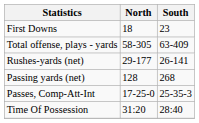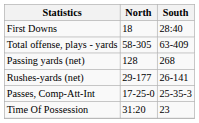(165, 28) 23 -> (171, 28) 28:40
rows swapped: (45, 61) <-> (46, 77)
(171, 110) 28:40 -> (165, 110) 23
